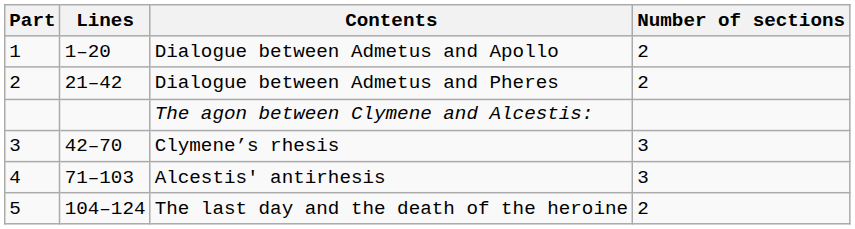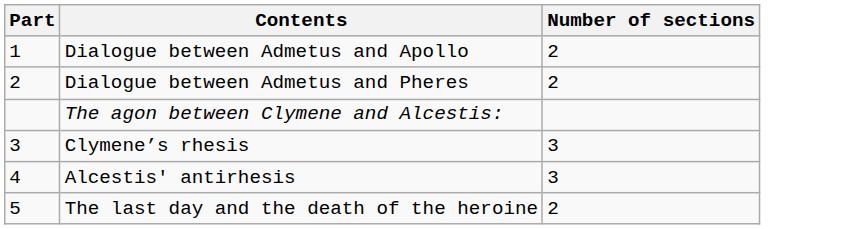- column: (105, 20)
